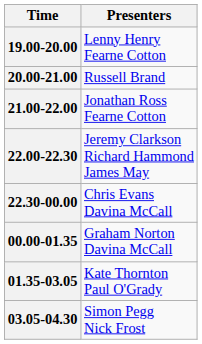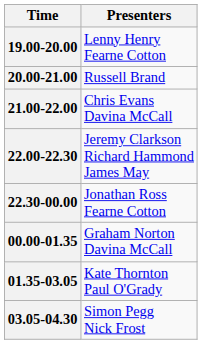(125, 108) Jonathan Ross Fearne Cotton -> (128, 108) Chris Evans Davina McCall
(128, 203) Chris Evans Davina McCall -> (125, 203) Jonathan Ross Fearne Cotton
